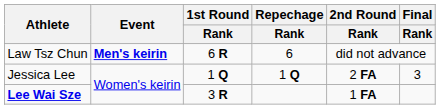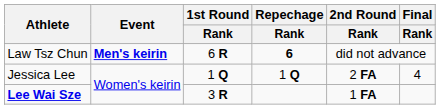(289, 54) normal -> (289, 54) bold
(417, 75) 3 -> (417, 75) 4
